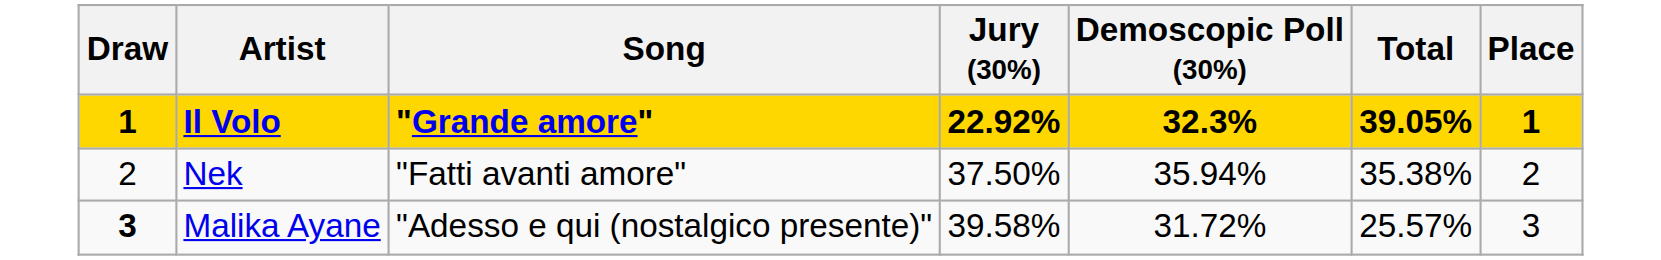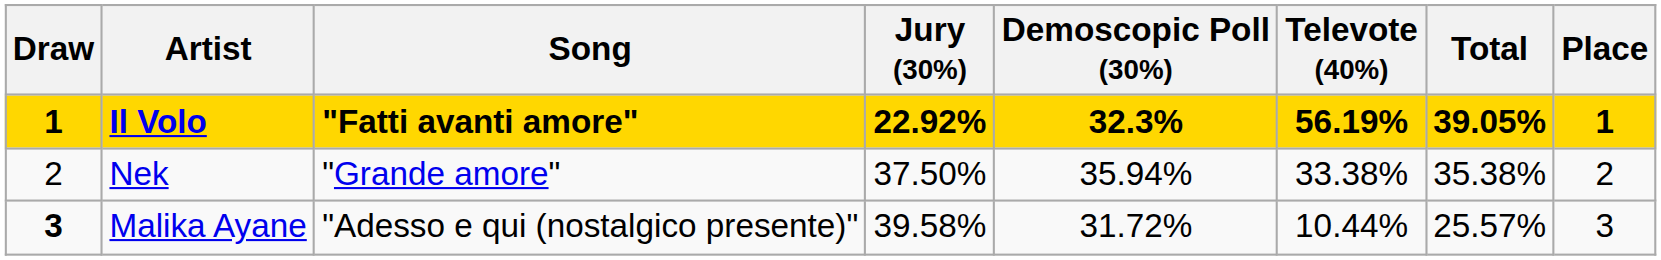+ column: (1352, 49)
(525, 121) "Grande amore" -> (480, 121) "Fatti avanti amore"
(541, 173) "Fatti avanti amore" -> (441, 173) "Grande amore"
